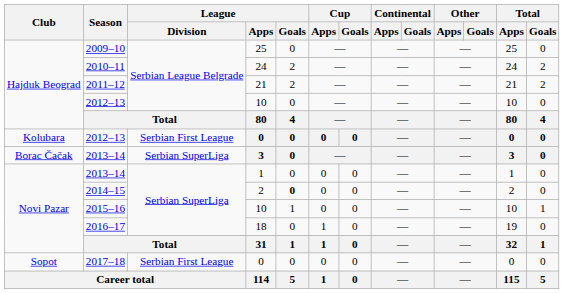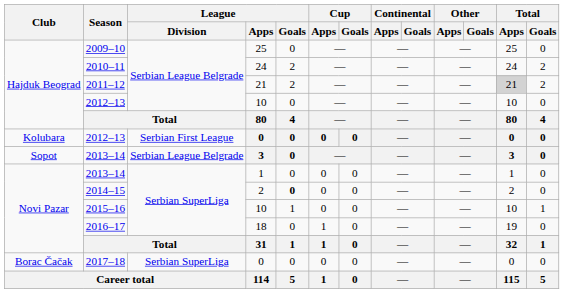(511, 84) no background -> (511, 84) lightgrey background
(44, 155) Borac Čačak -> (44, 155) Sopot
(187, 155) Serbian SuperLiga -> (187, 155) Serbian League Belgrade
(44, 262) Sopot -> (44, 262) Borac Čačak
(187, 262) Serbian First League -> (187, 262) Serbian SuperLiga
